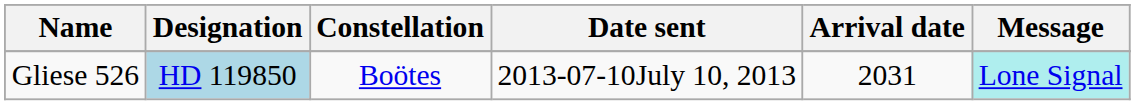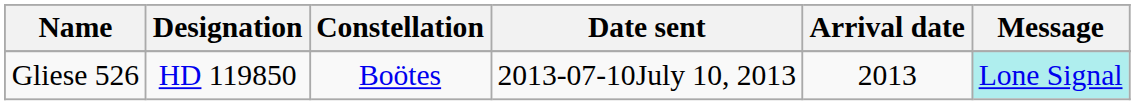(228, 74) lightblue background -> (228, 74) no background
(887, 74) 2031 -> (887, 74) 2013
